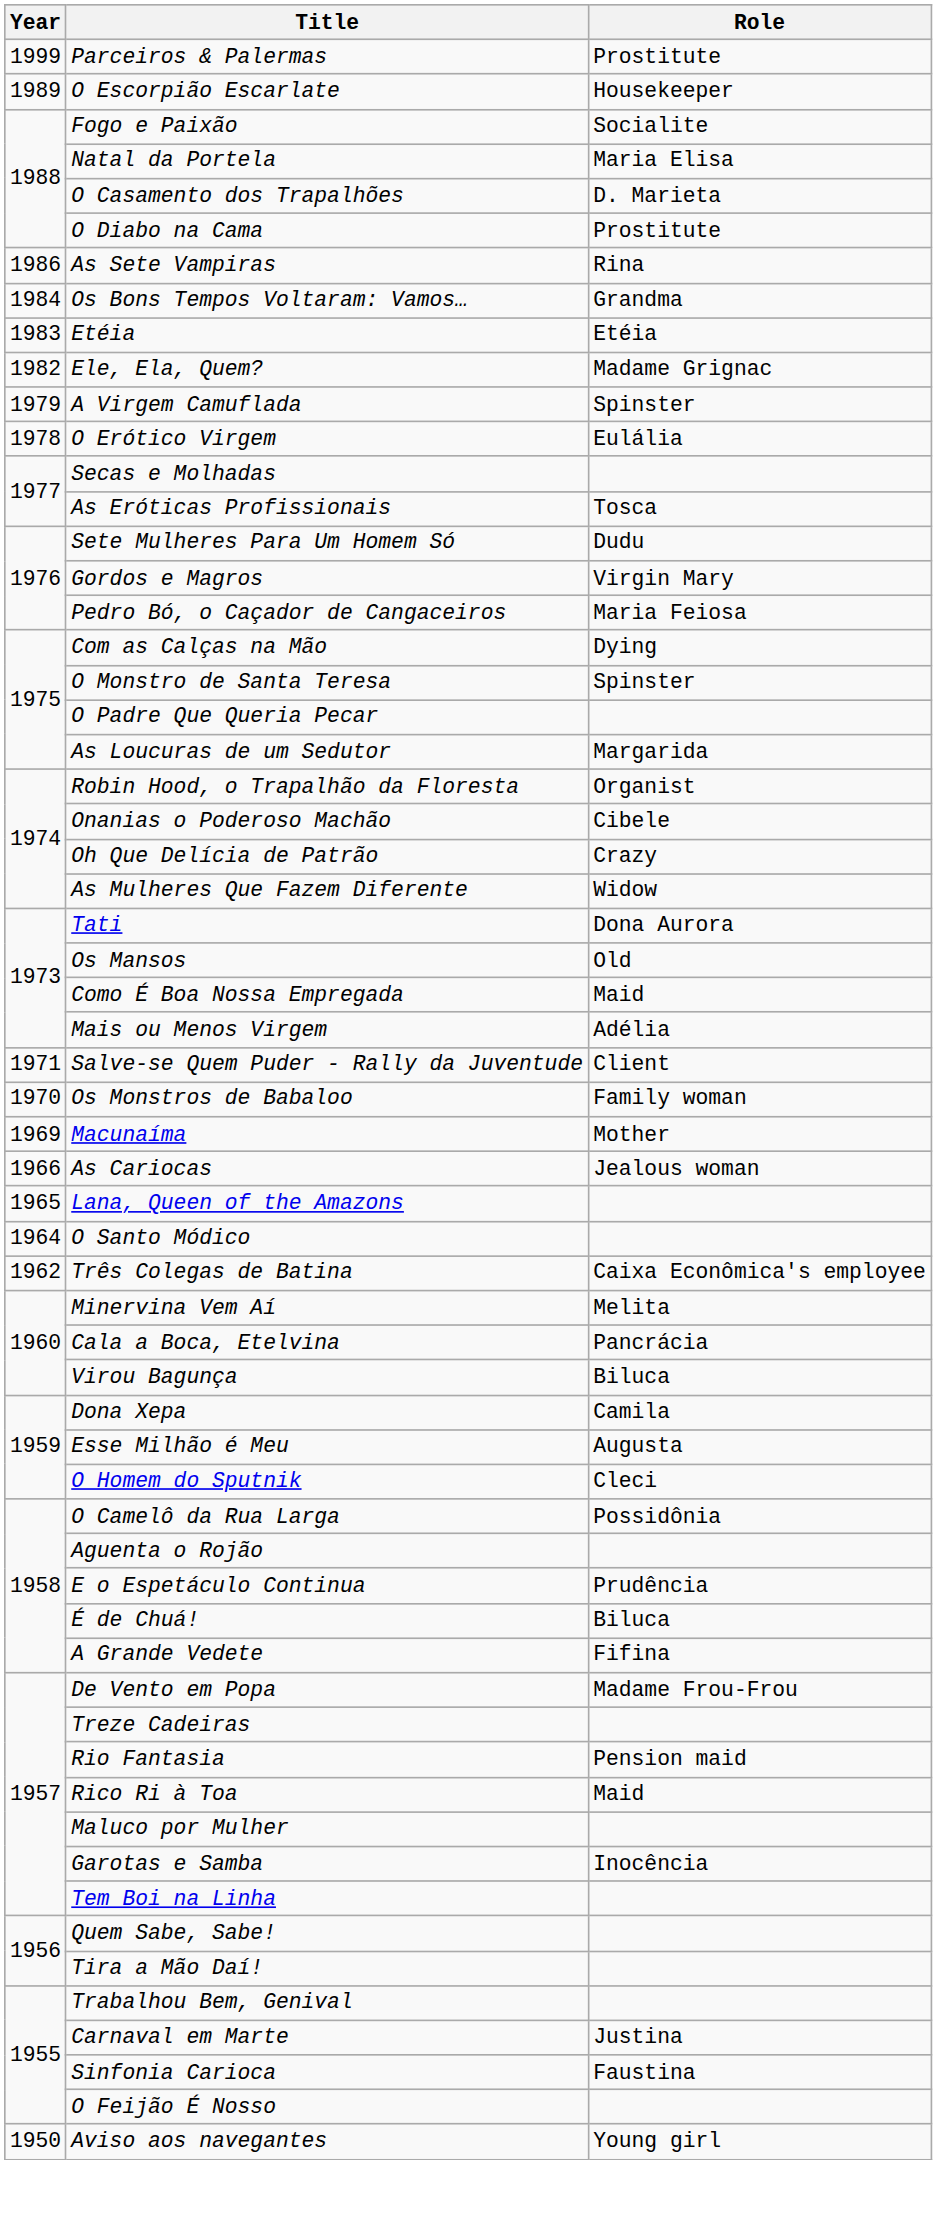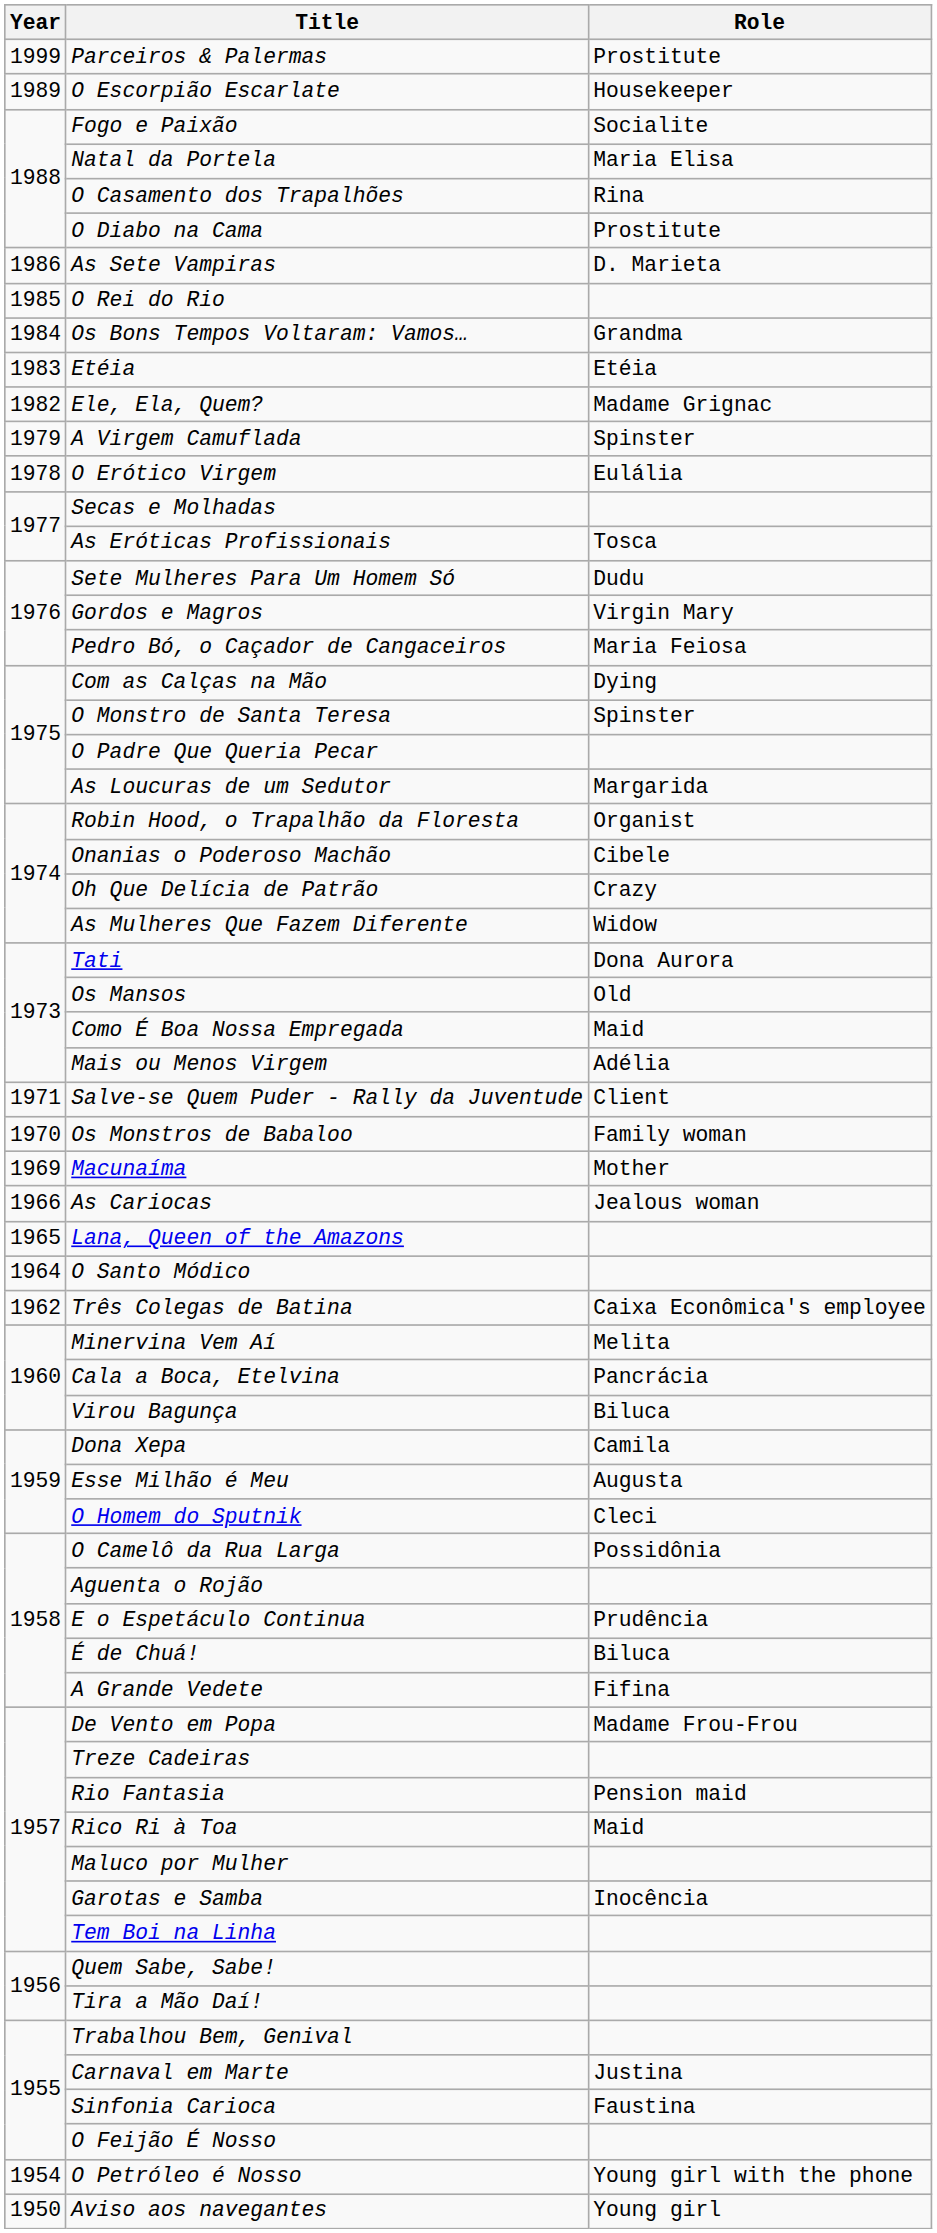(657, 196) D. Marieta -> (619, 196) Rina
(619, 265) Rina -> (657, 265) D. Marieta
+ row: (148, 300)
+ row: (186, 2177)
